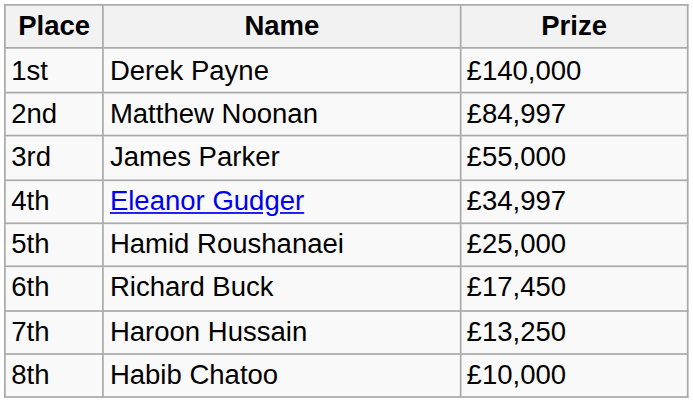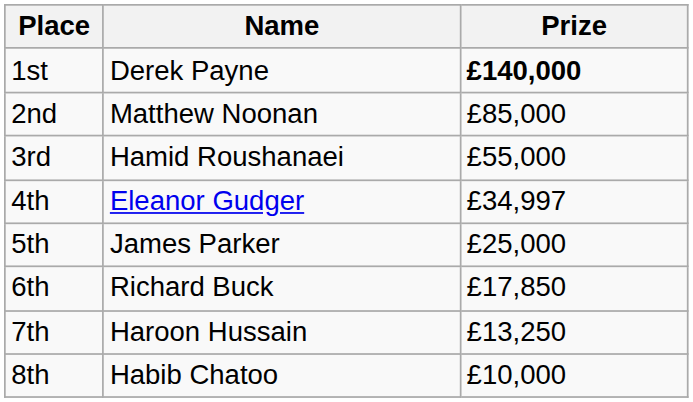(524, 69) normal -> (524, 69) bold
(516, 113) £84,997 -> (516, 113) £85,000
(195, 157) James Parker -> (227, 157) Hamid Roushanaei
(227, 244) Hamid Roushanaei -> (195, 244) James Parker
(516, 288) £17,450 -> (516, 288) £17,850
